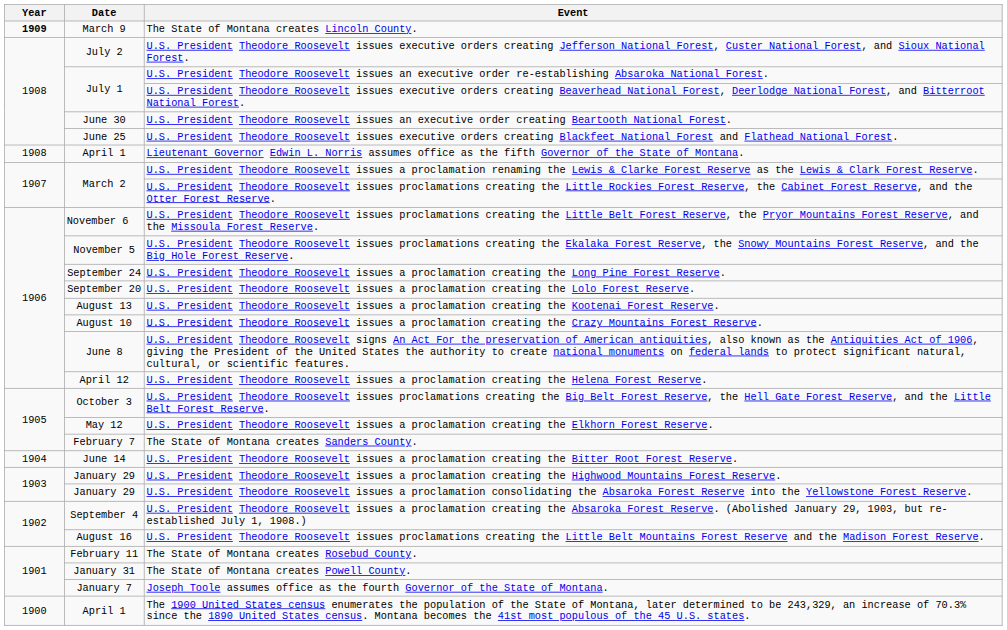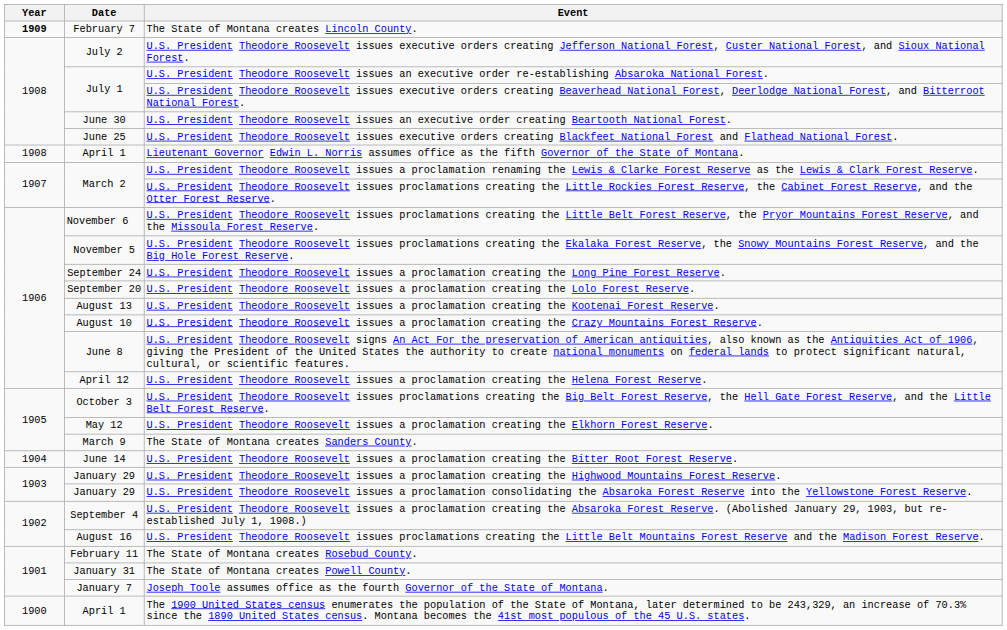(104, 30) March 9 -> (104, 30) February 7
(104, 442) February 7 -> (104, 442) March 9
